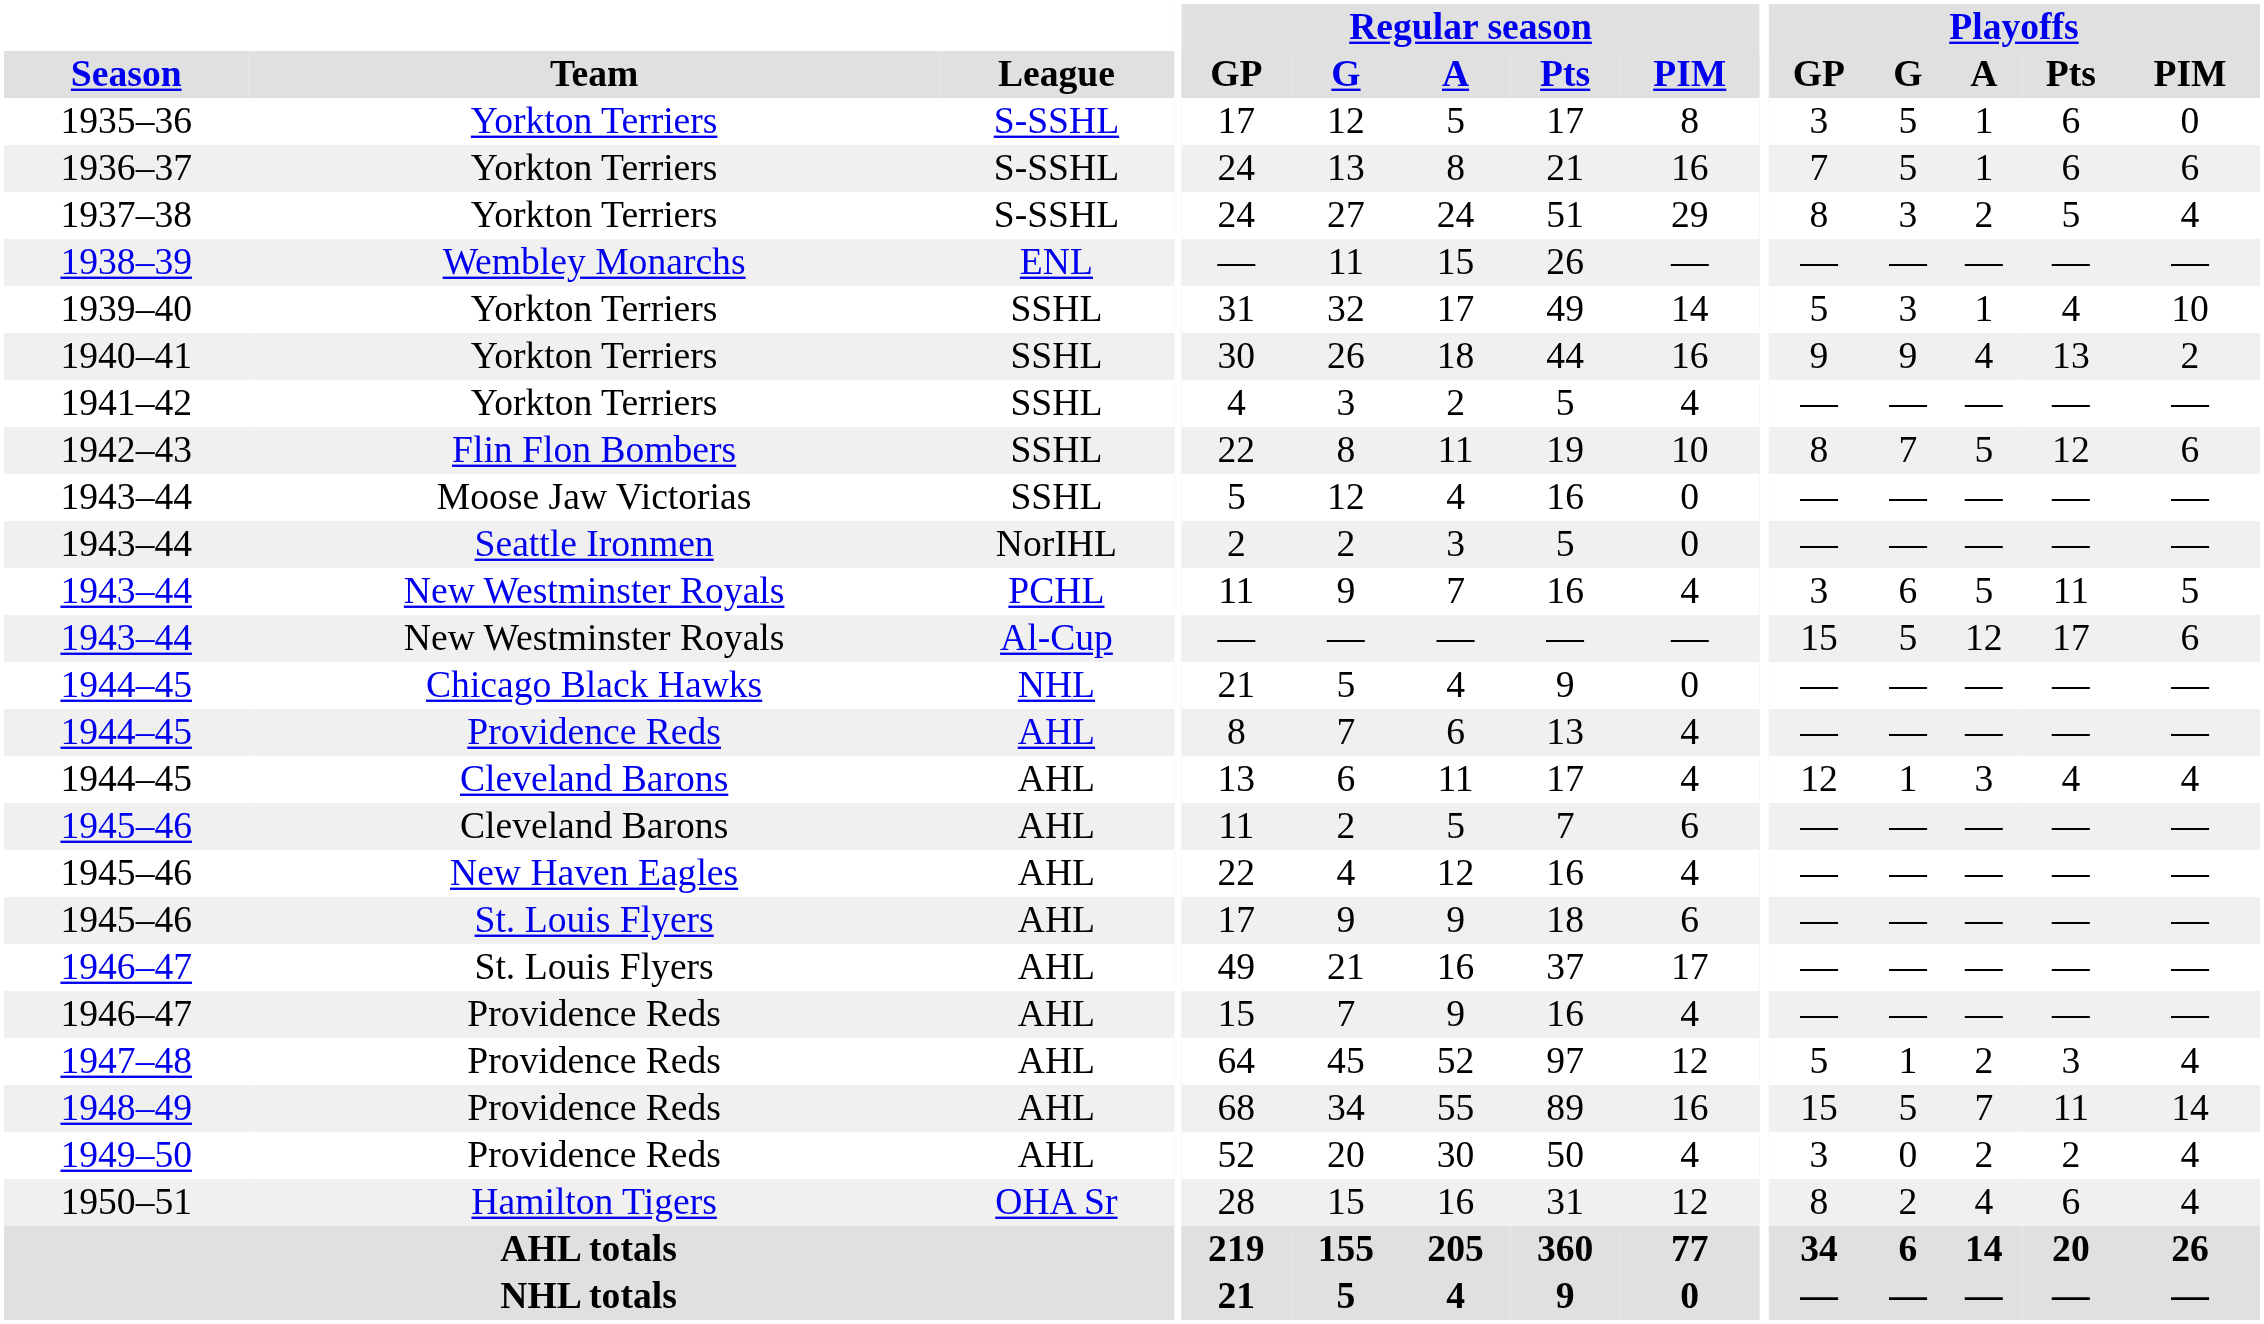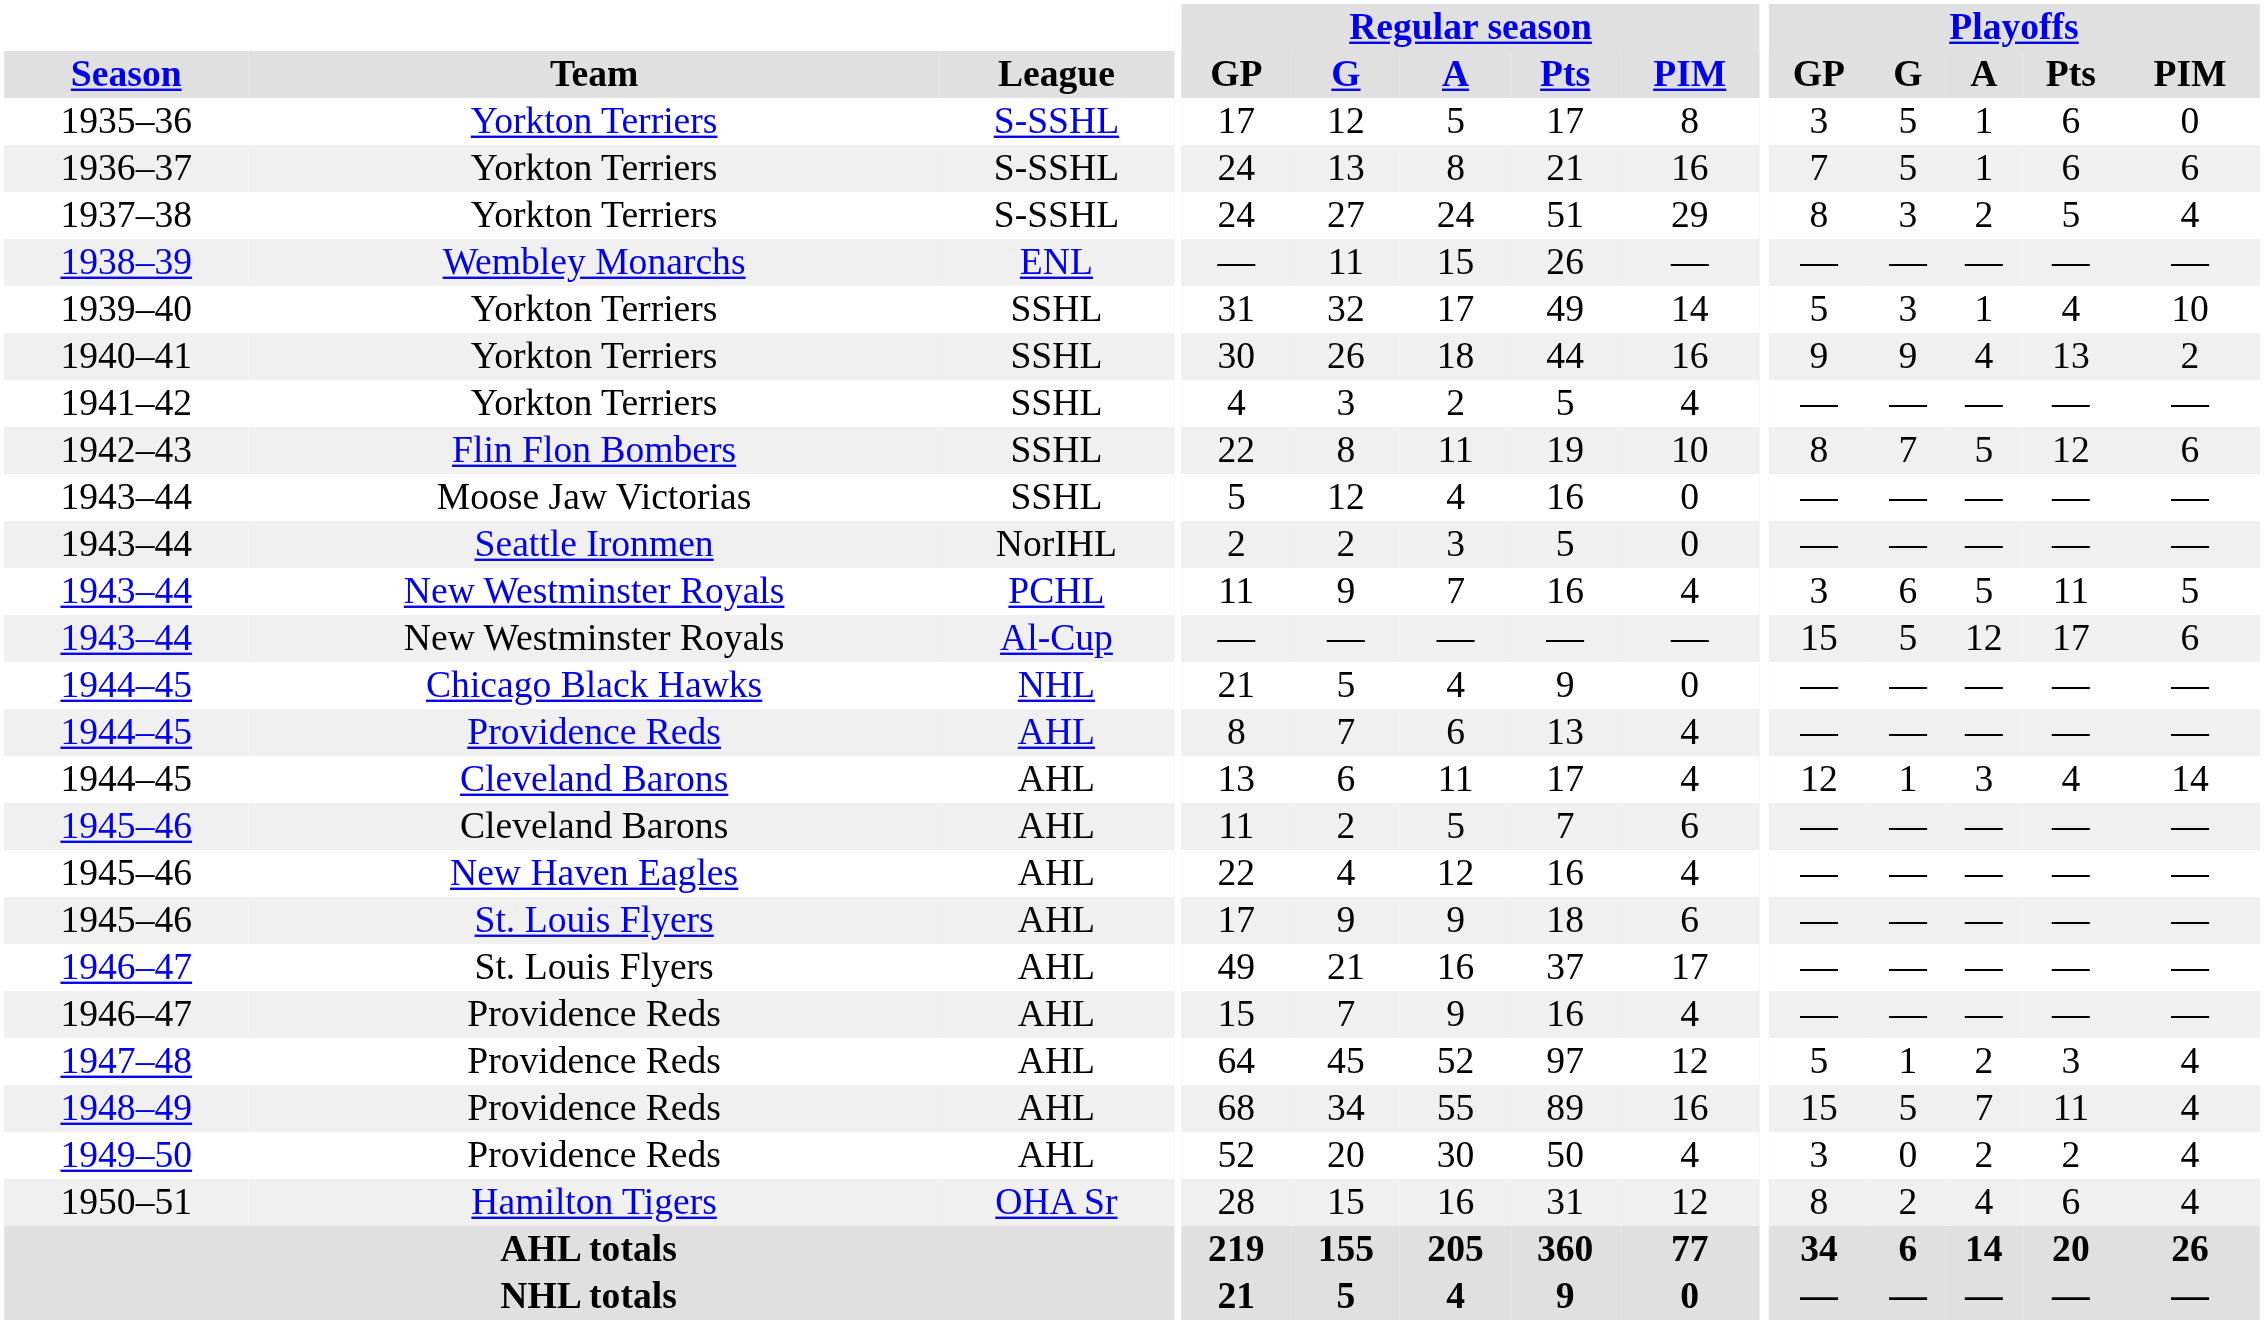(2190, 778) 4 -> (2190, 778) 14
(2190, 1107) 14 -> (2190, 1107) 4
